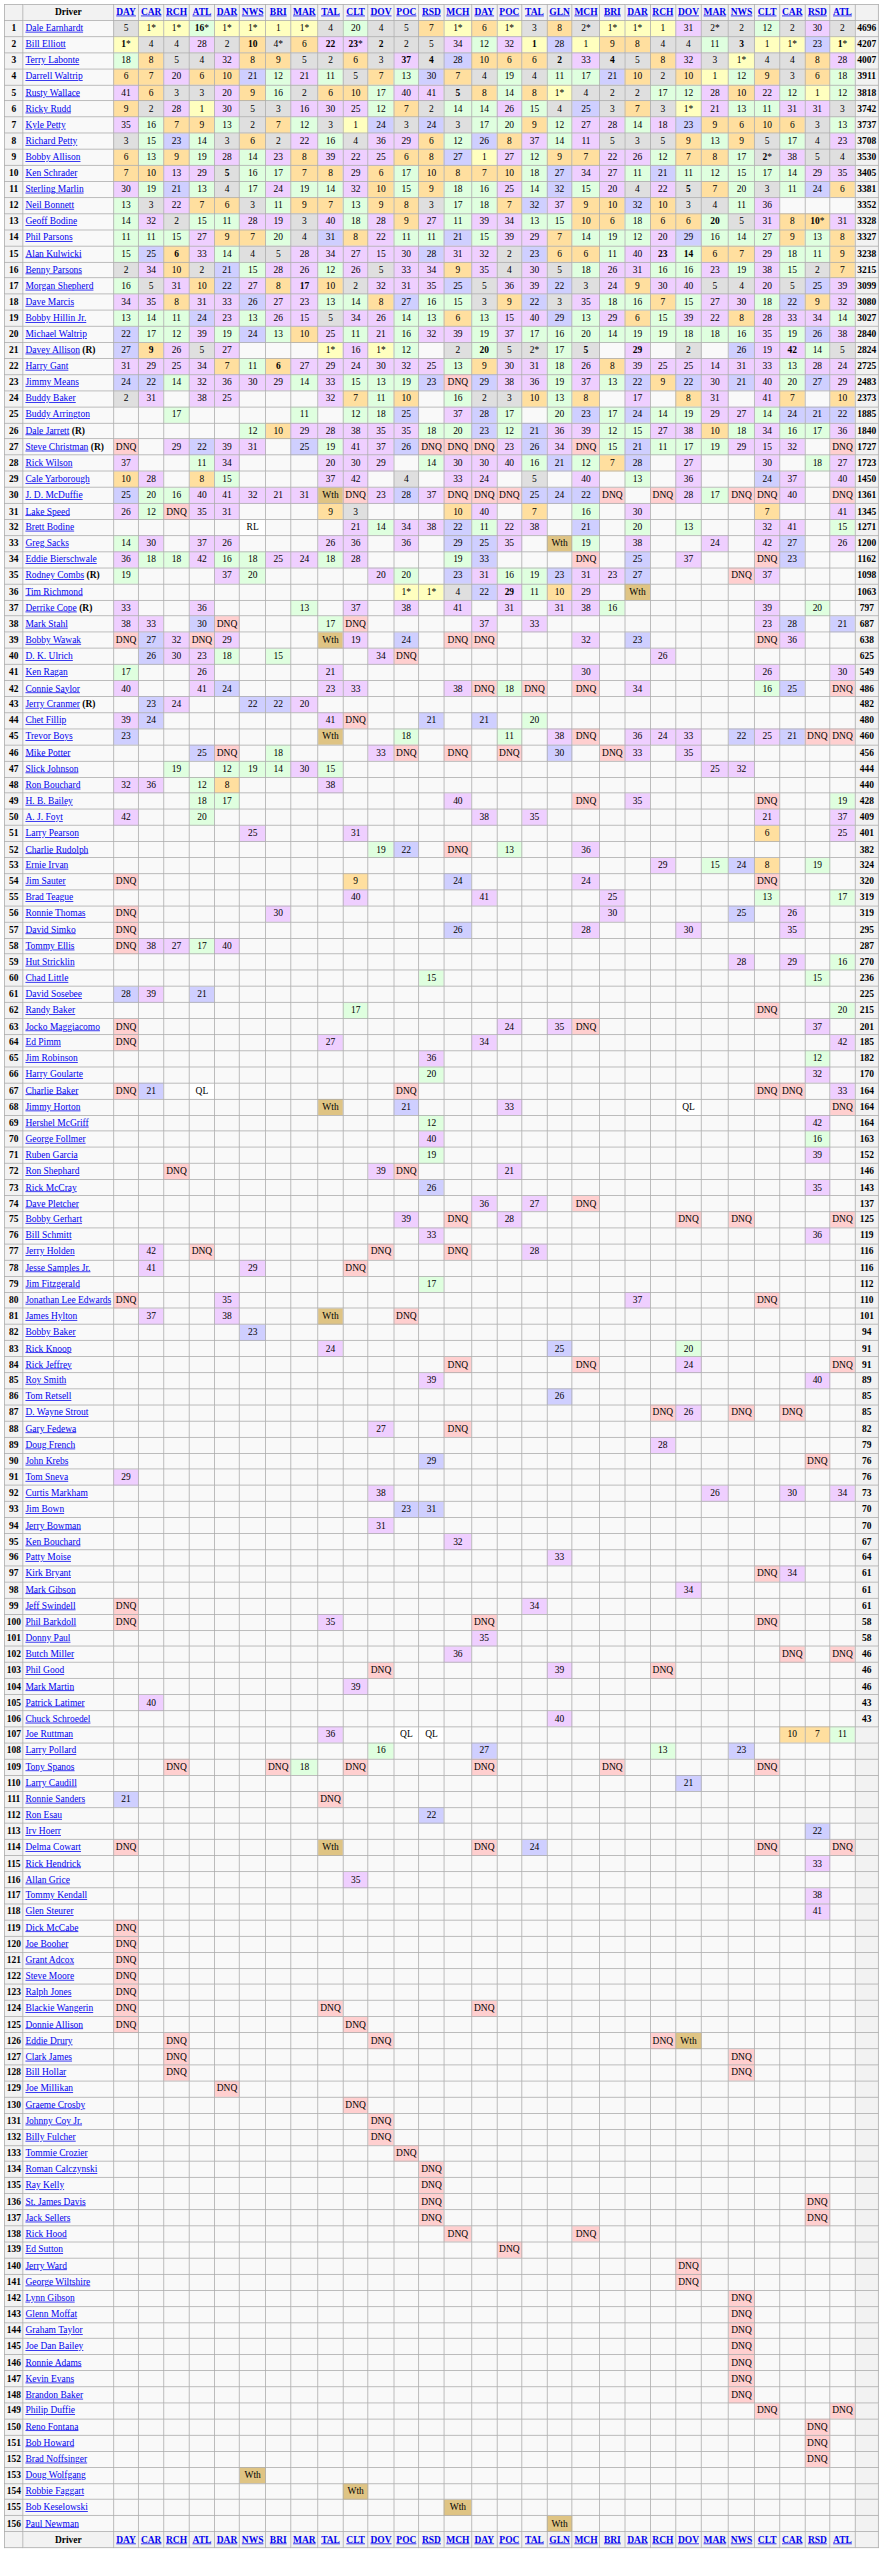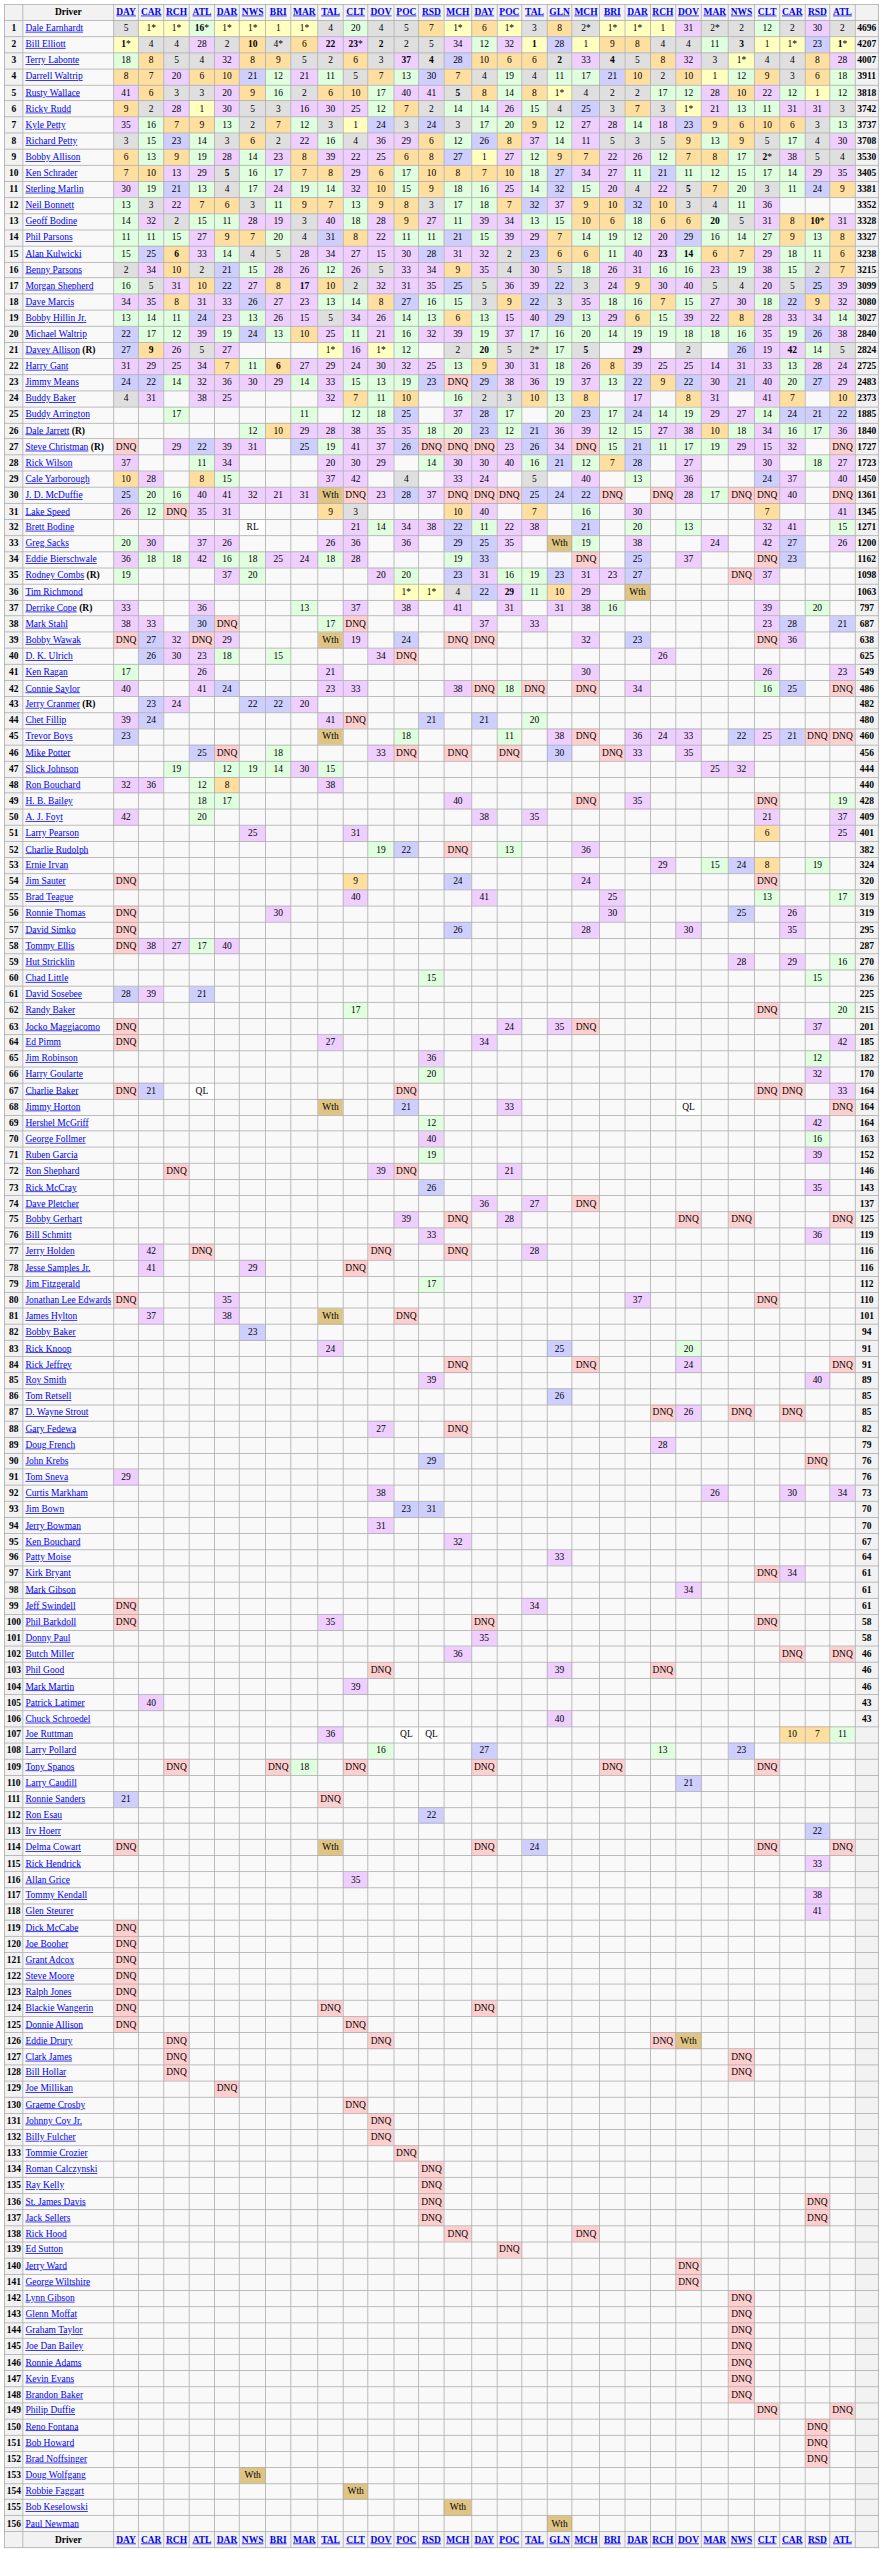(126, 77) 6 -> (126, 77) 8
(842, 141) 23 -> (842, 141) 30
(842, 189) 6 -> (842, 189) 9
(842, 254) 9 -> (842, 254) 6
(126, 399) 2 -> (126, 399) 4
(126, 544) 14 -> (126, 544) 20
(842, 672) 30 -> (842, 672) 23
